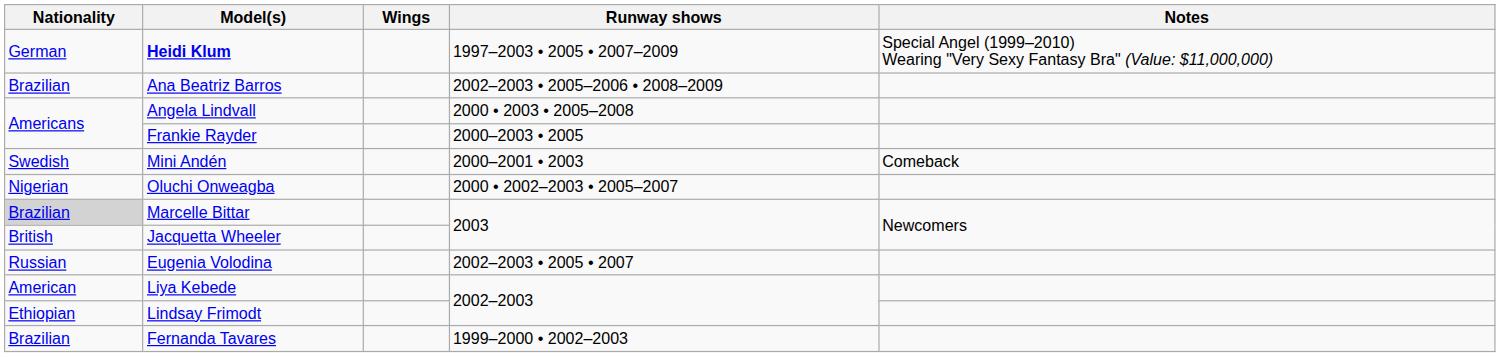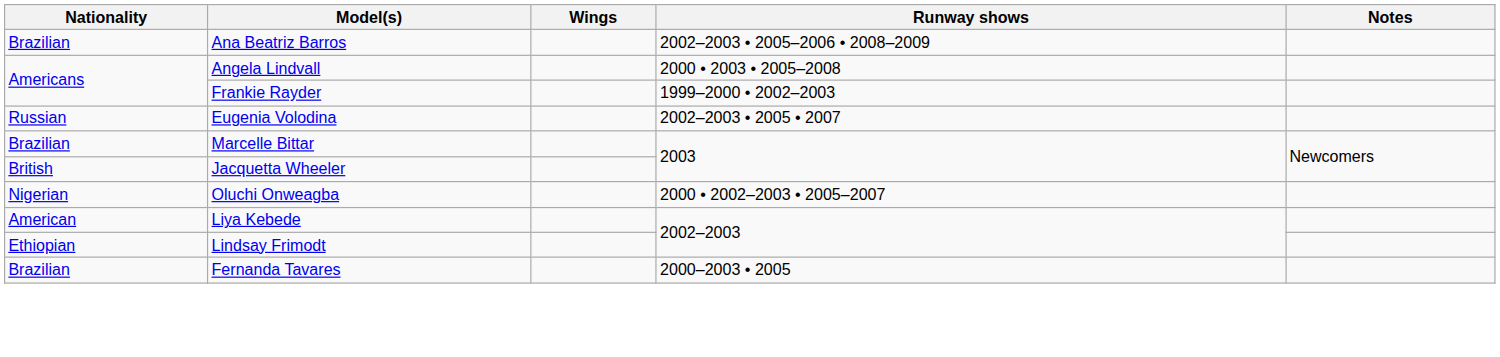- row: (189, 51)
(518, 136) 2000–2003 • 2005 -> (748, 93) 1999–2000 • 2002–2003
- row: (187, 161)
rows swapped: (209, 262) <-> (211, 186)
(39, 212) lightgrey background -> (39, 143) no background
(540, 338) 1999–2000 • 2002–2003 -> (725, 270) 2000–2003 • 2005
